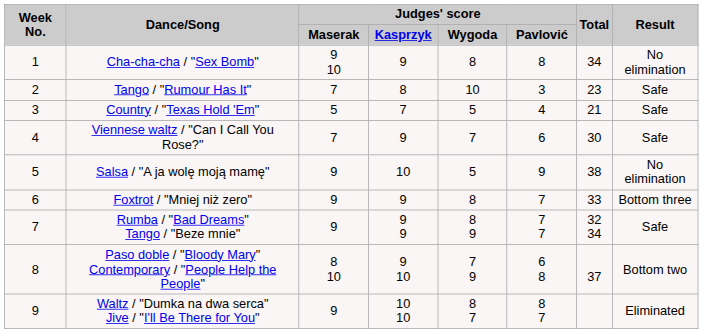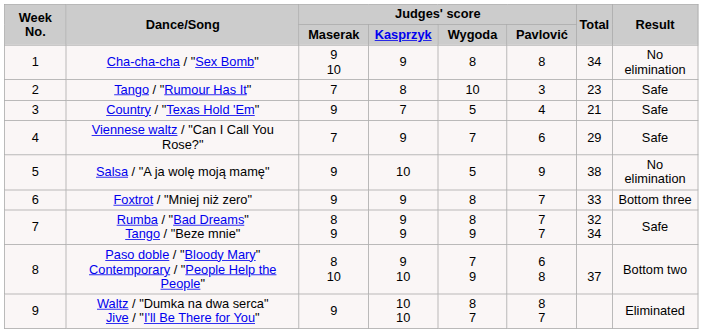(334, 110) 5 -> (334, 110) 9
(594, 137) 30 -> (594, 137) 29
(334, 227) 9 -> (334, 227) 8 9
